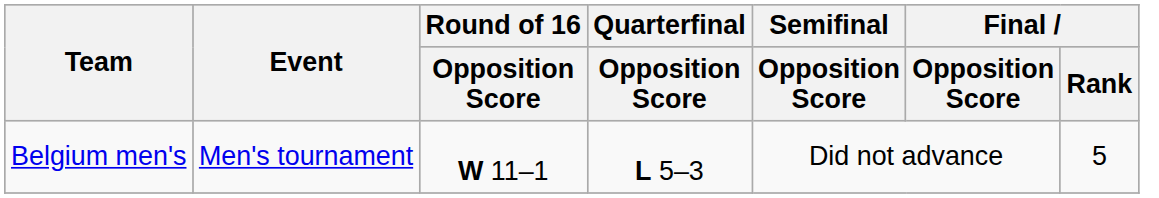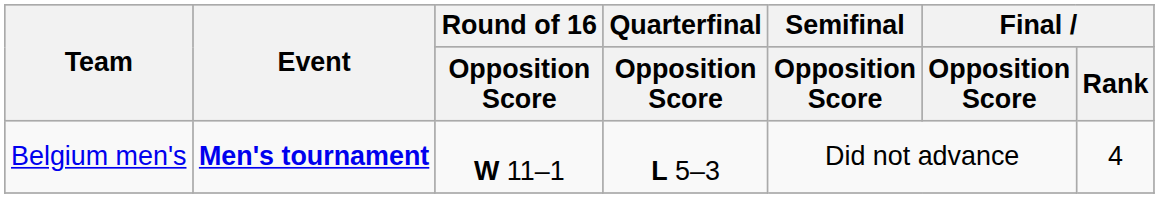(306, 156) normal -> (314, 156) bold
(1099, 156) 5 -> (1115, 156) 4
